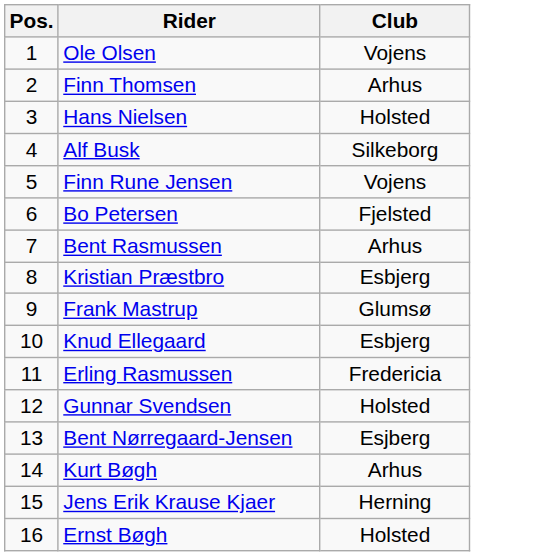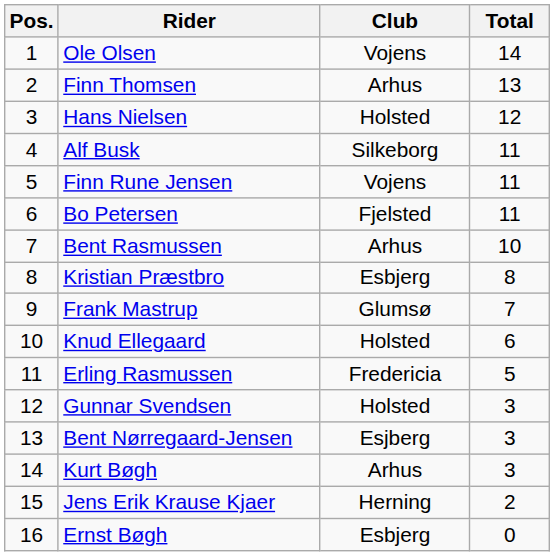+ column: (510, 21)
(395, 342) Esbjerg -> (395, 342) Holsted
(395, 534) Holsted -> (395, 534) Esbjerg
